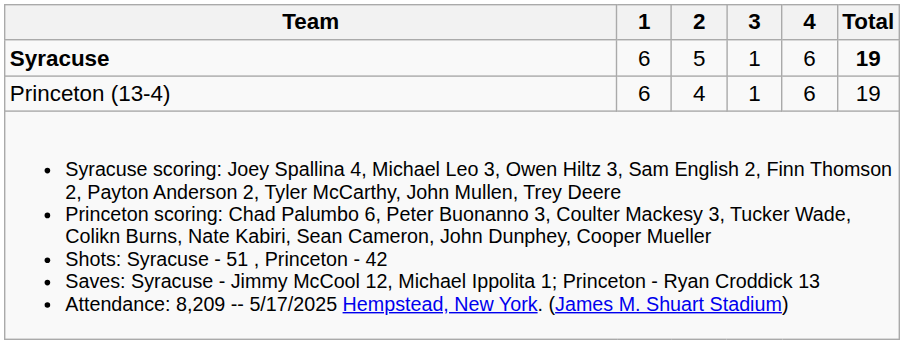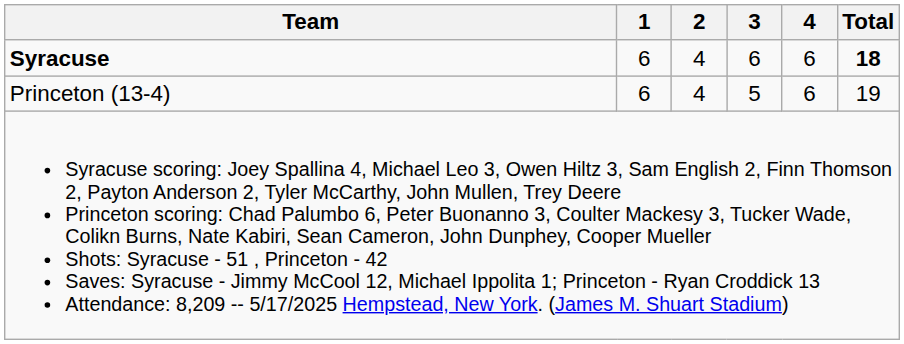(699, 57) 5 -> (699, 57) 4
(754, 57) 1 -> (754, 57) 6
(868, 57) 19 -> (868, 57) 18
(754, 93) 1 -> (754, 93) 5
